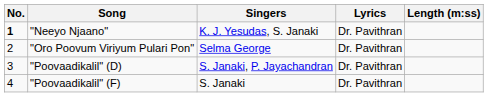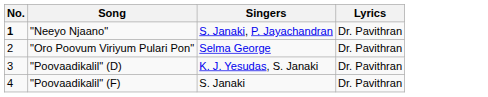- column: (444, 13)
(259, 31) K. J. Yesudas, S. Janaki -> (266, 31) S. Janaki, P. Jayachandran
(266, 66) S. Janaki, P. Jayachandran -> (259, 66) K. J. Yesudas, S. Janaki
